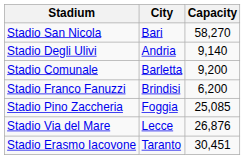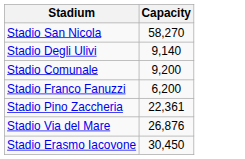- column: (162, 13)
(212, 107) 25,085 -> (166, 107) 22,361
(212, 145) 30,451 -> (166, 145) 30,450
